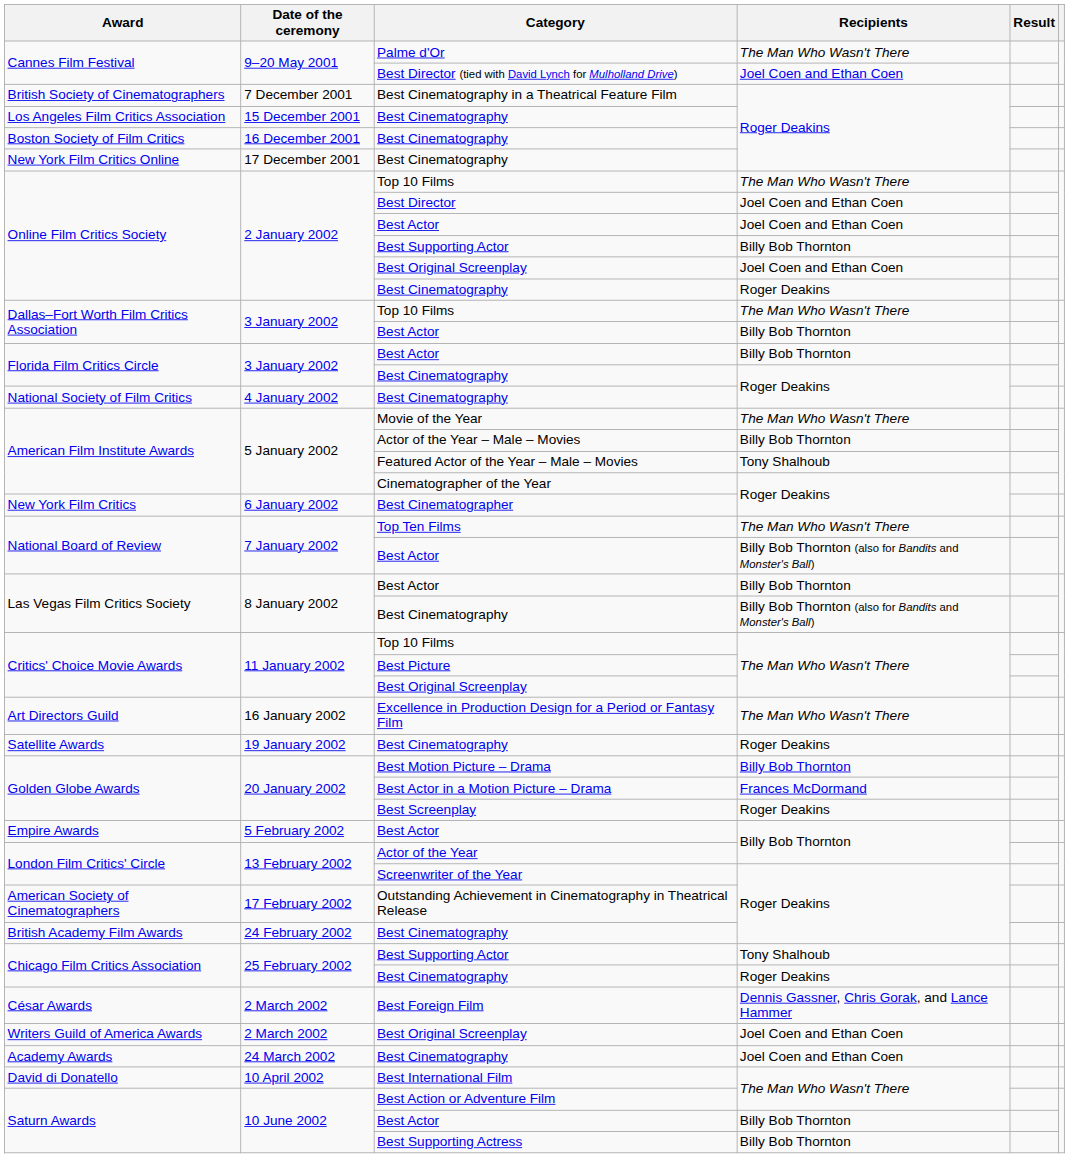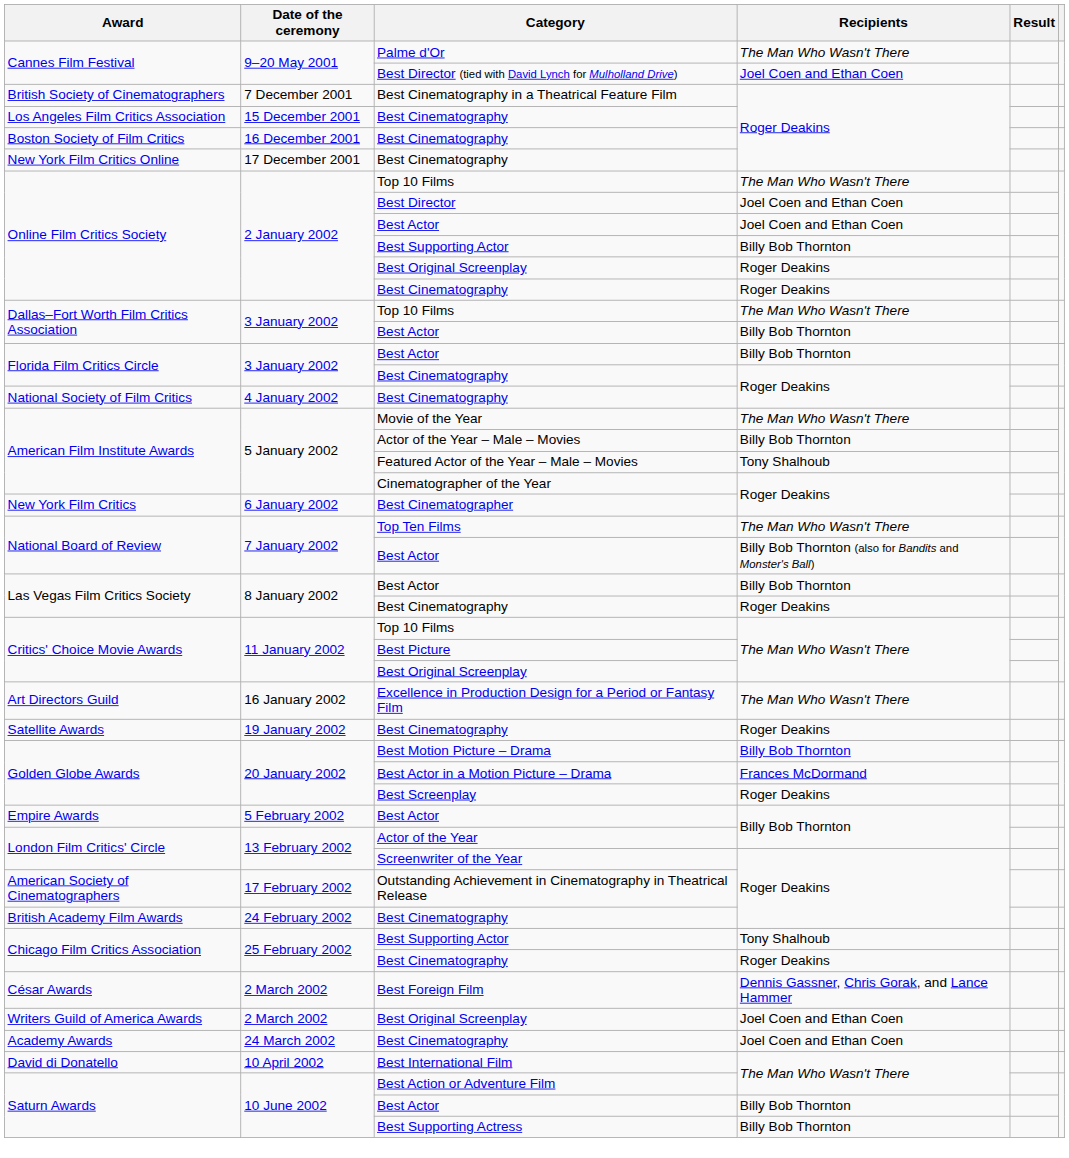(822, 267) Joel Coen and Ethan Coen -> (785, 267) Roger Deakins
(849, 614) Billy Bob Thornton (also for Bandits and Monster's Ball) -> (785, 606) Roger Deakins
